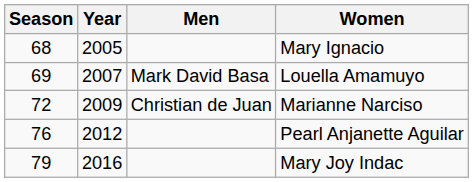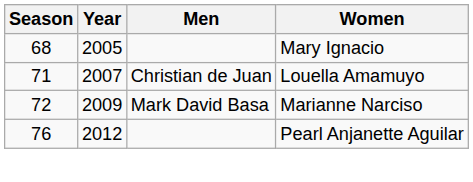(41, 77) 69 -> (41, 77) 71
(200, 77) Mark David Basa -> (201, 77) Christian de Juan
(201, 105) Christian de Juan -> (200, 105) Mark David Basa
- row: (342, 163)
